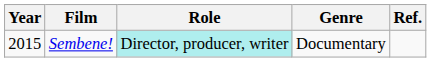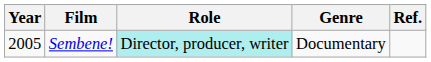(25, 43) 2015 -> (25, 43) 2005
